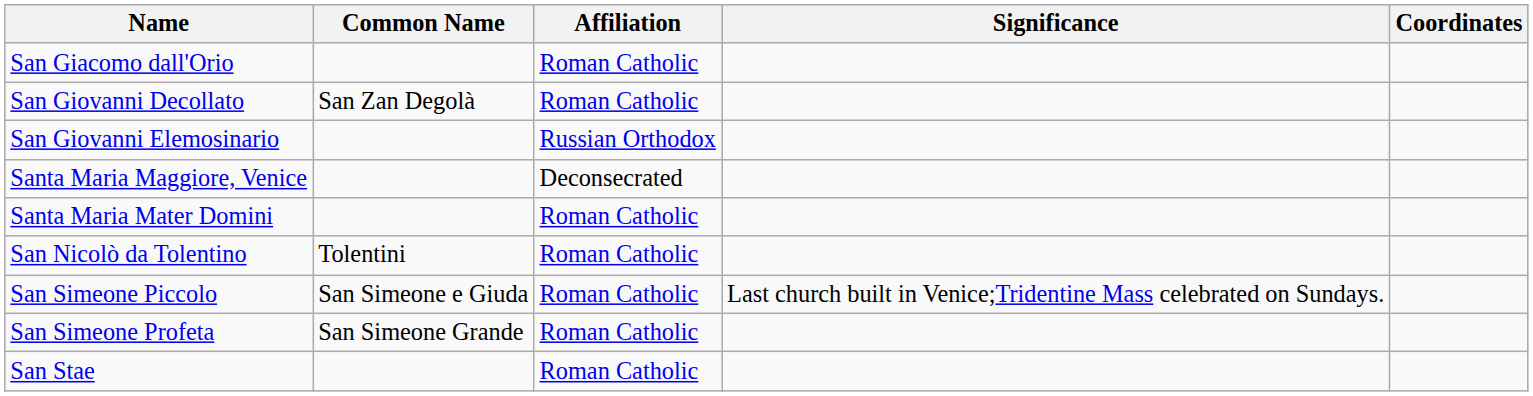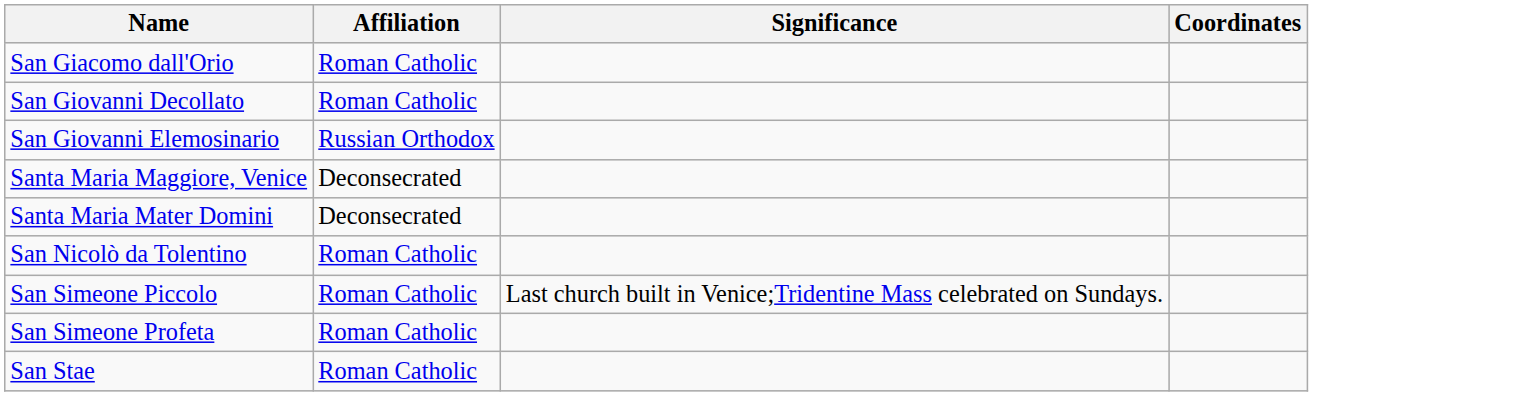- column: (423, 23)
(619, 216) Roman Catholic -> (390, 216) Deconsecrated
